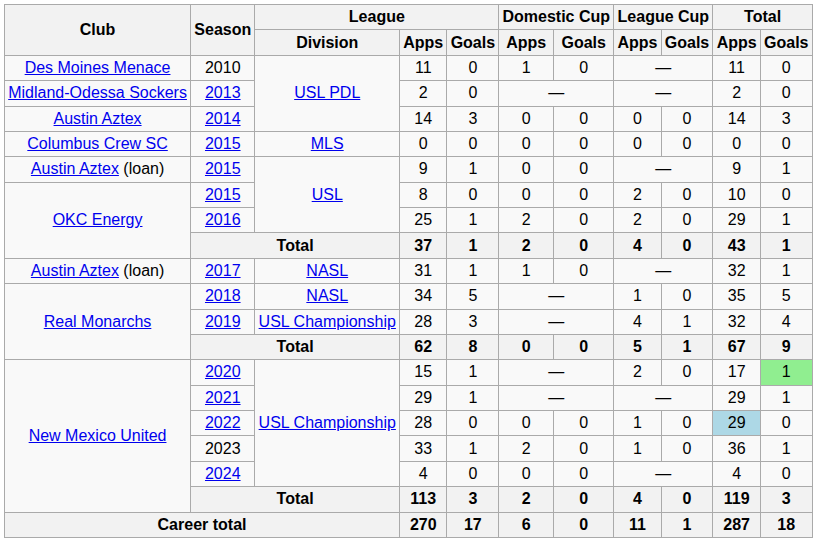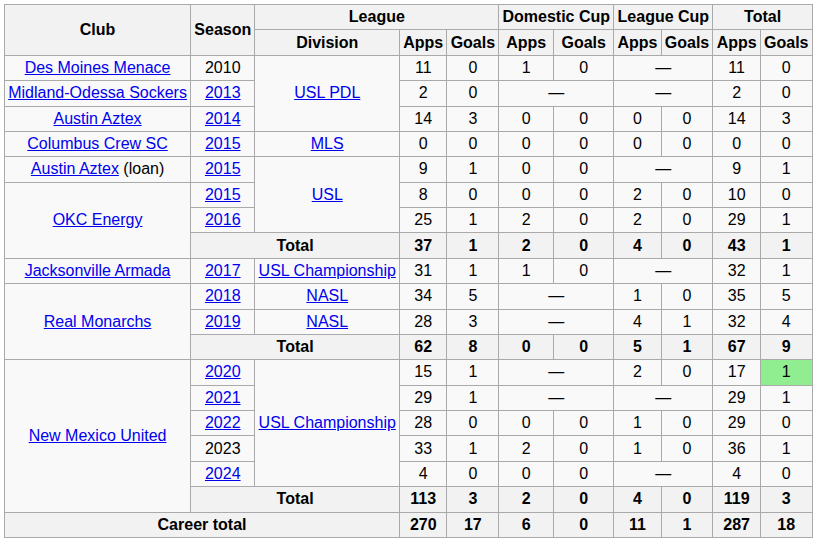(98, 270) Austin Aztex (loan) -> (98, 270) Jacksonville Armada
(327, 270) NASL -> (327, 270) USL Championship
(327, 321) USL Championship -> (327, 321) NASL
(737, 423) lightblue background -> (737, 423) no background
